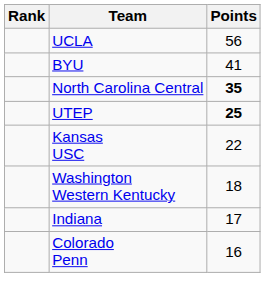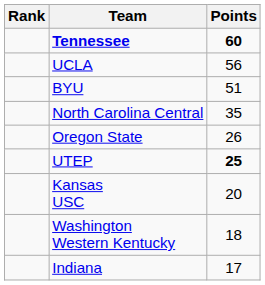+ row: (91, 40)
(234, 64) 41 -> (234, 88) 51
(234, 88) bold -> (234, 112) normal
+ row: (97, 137)
(234, 145) 22 -> (234, 193) 20
- row: (83, 252)
